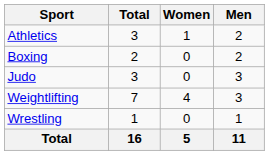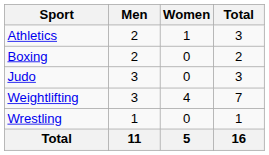columns swapped: (239, 14) <-> (134, 14)
